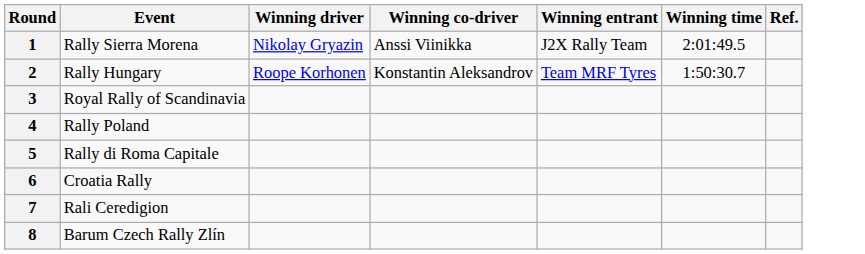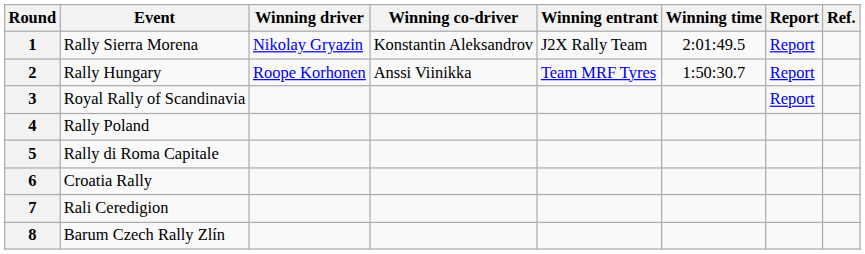+ column: (794, 17)
(423, 44) Anssi Viinikka -> (453, 44) Konstantin Aleksandrov
(453, 71) Konstantin Aleksandrov -> (423, 71) Anssi Viinikka
